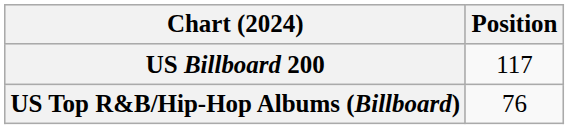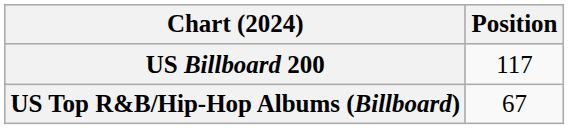(514, 103) 76 -> (514, 103) 67
